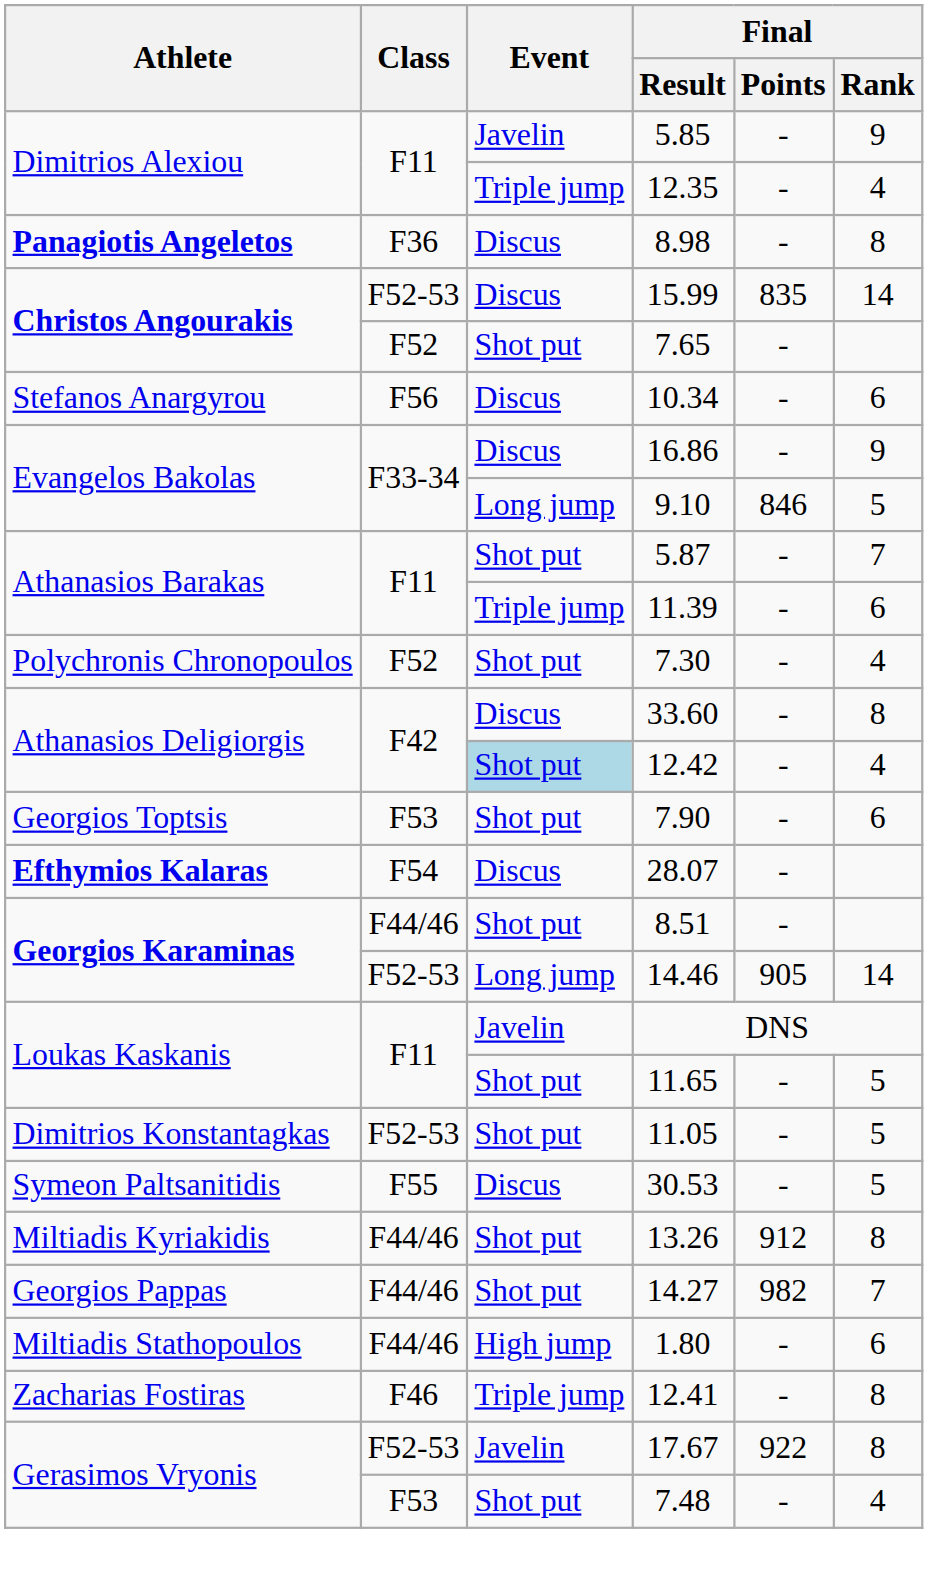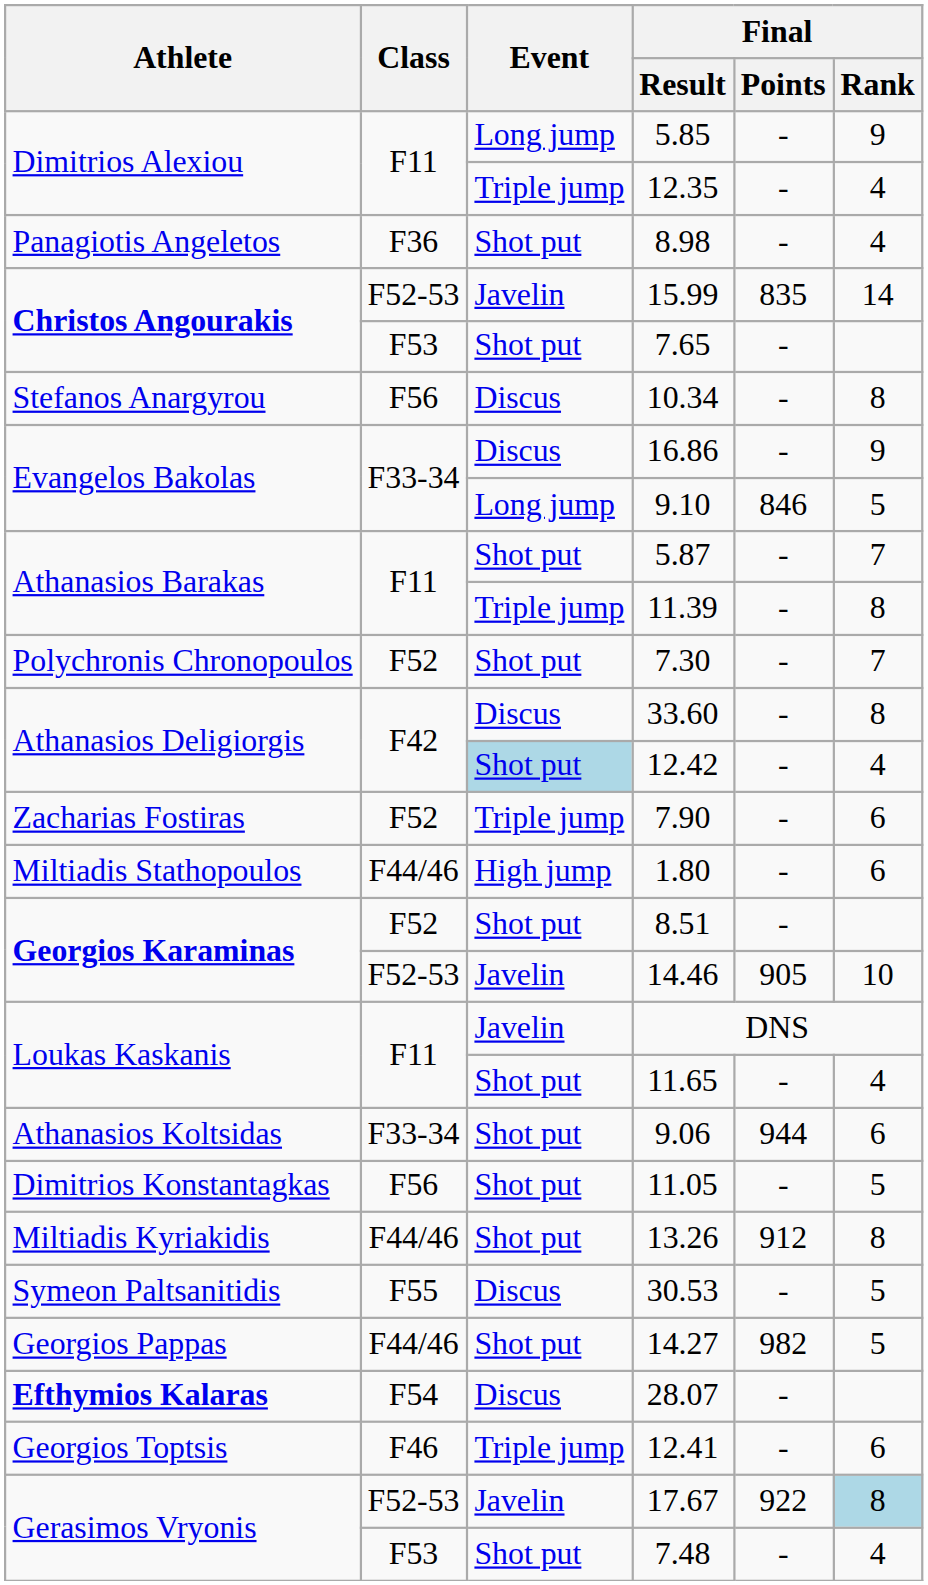(519, 136) Javelin -> (545, 136) Long jump
(153, 241) bold -> (146, 241) normal
(518, 241) Discus -> (528, 241) Shot put
(878, 241) 8 -> (878, 241) 4
(518, 293) Discus -> (519, 293) Javelin
(414, 346) F52 -> (414, 346) F53
(878, 398) 6 -> (878, 398) 8
(878, 608) 6 -> (878, 608) 8
(878, 660) 4 -> (878, 660) 7
(120, 818) Georgios Toptsis -> (129, 818) Zacharias Fostiras
(414, 818) F53 -> (414, 818) F52
(528, 818) Shot put -> (549, 818) Triple jump
rows swapped: (683, 870) <-> (683, 1343)
(414, 923) F44/46 -> (414, 923) F52
(545, 975) Long jump -> (519, 975) Javelin
(878, 975) 14 -> (878, 975) 10
(878, 1080) 5 -> (878, 1080) 4
+ row: (683, 1133)
(414, 1133) F52-53 -> (414, 1185) F56
rows swapped: (683, 1238) <-> (683, 1185)
(878, 1290) 7 -> (878, 1343) 5
(129, 1395) Zacharias Fostiras -> (120, 1448) Georgios Toptsis
(878, 1395) 8 -> (878, 1448) 6
(878, 1448) no background -> (878, 1500) lightblue background
